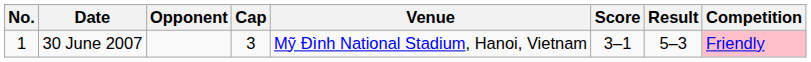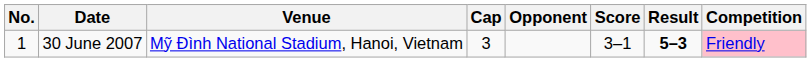columns swapped: (431, 17) <-> (189, 17)
(673, 43) normal -> (673, 43) bold
